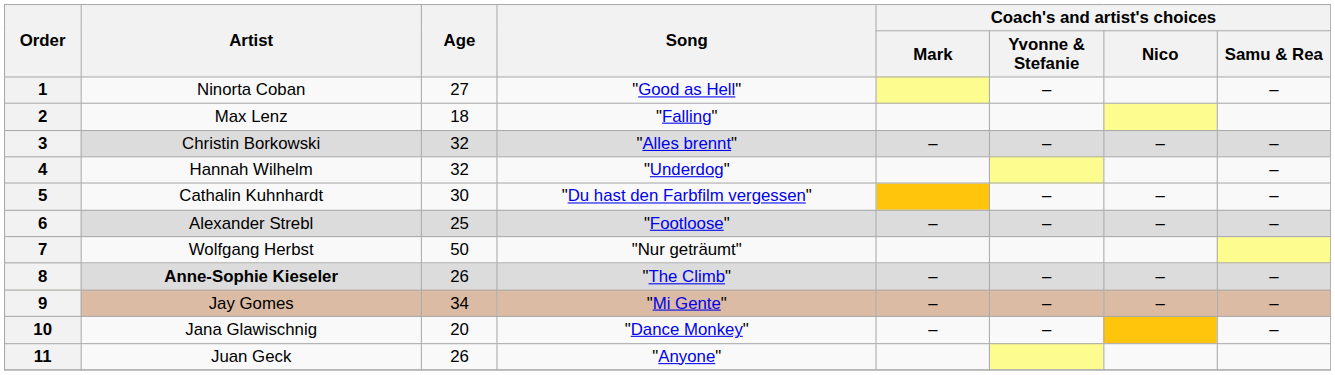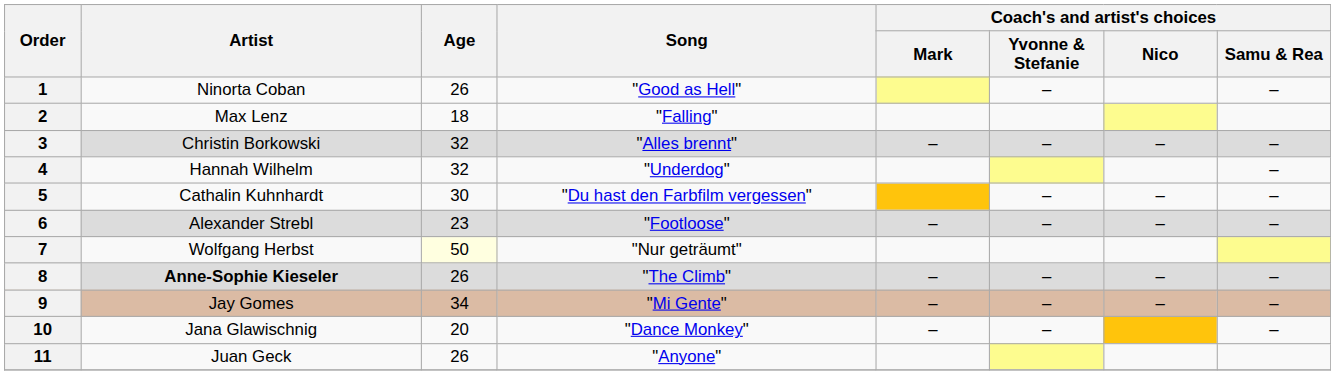(459, 90) 27 -> (459, 90) 26
(459, 223) 25 -> (459, 223) 23
(459, 249) no background -> (459, 249) lightyellow background
